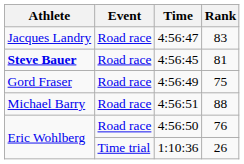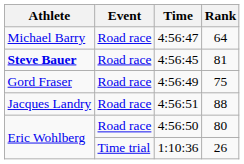(49, 38) Jacques Landry -> (46, 38) Michael Barry
(220, 38) 83 -> (220, 38) 64
(46, 104) Michael Barry -> (49, 104) Jacques Landry
(220, 126) 76 -> (220, 126) 80
